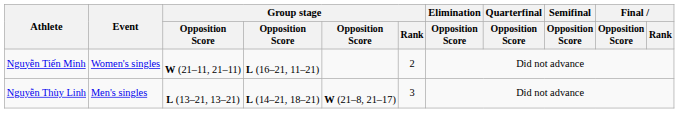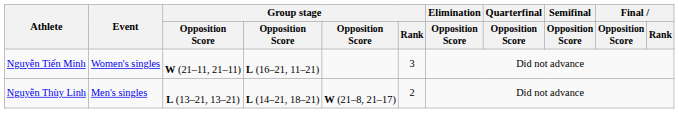(412, 64) 2 -> (412, 64) 3
(412, 93) 3 -> (412, 93) 2
